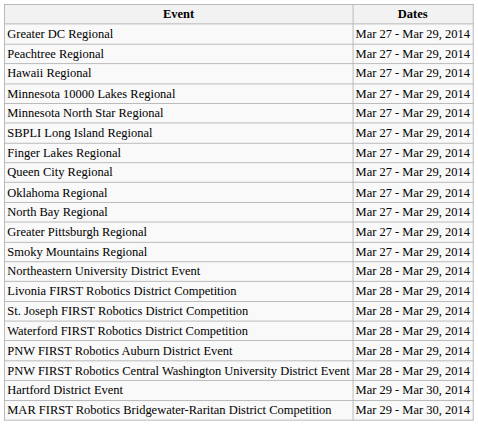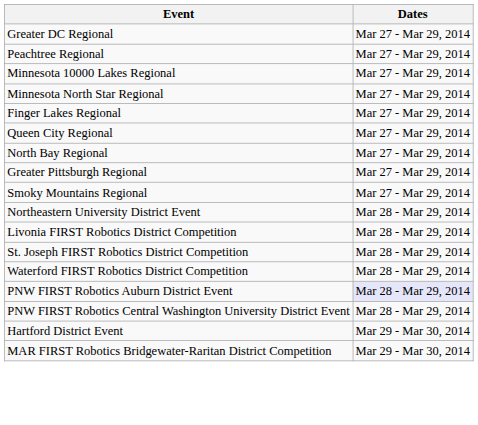- row: (49, 73)
- row: (80, 133)
- row: (57, 192)
(413, 350) no background -> (413, 291) lavender background
